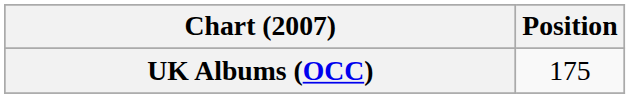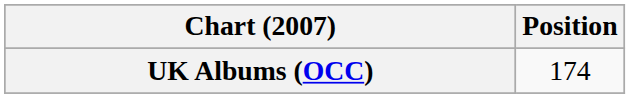(570, 70) 175 -> (570, 70) 174
